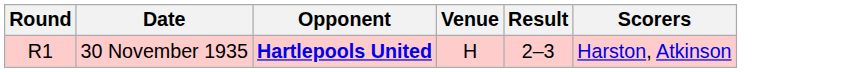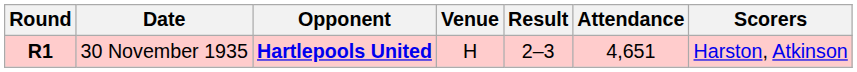+ column: (631, 20)
(40, 51) normal -> (40, 51) bold
